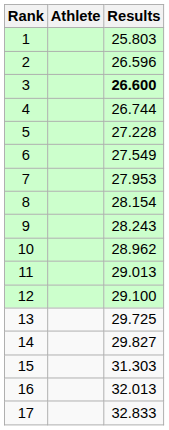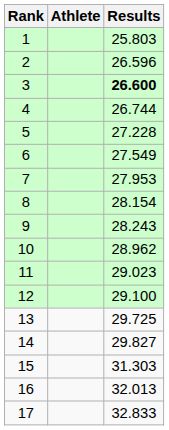(134, 272) 29.013 -> (134, 272) 29.023
